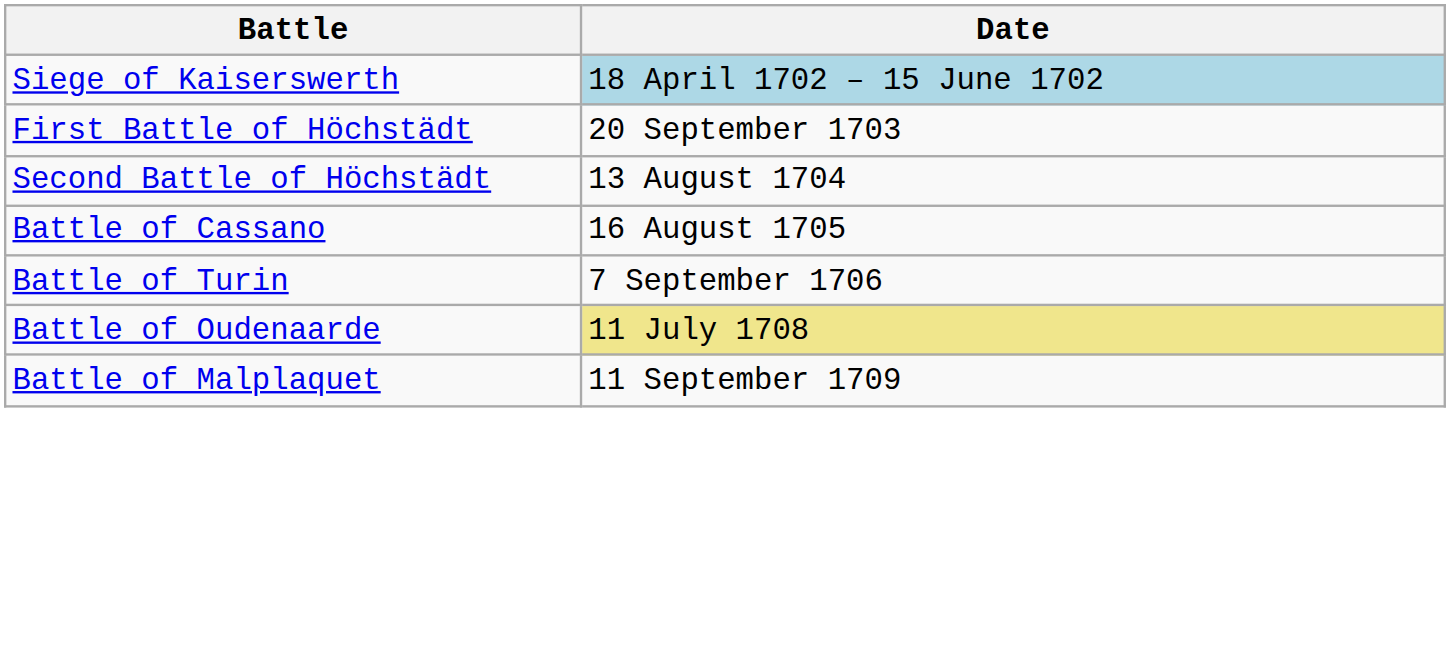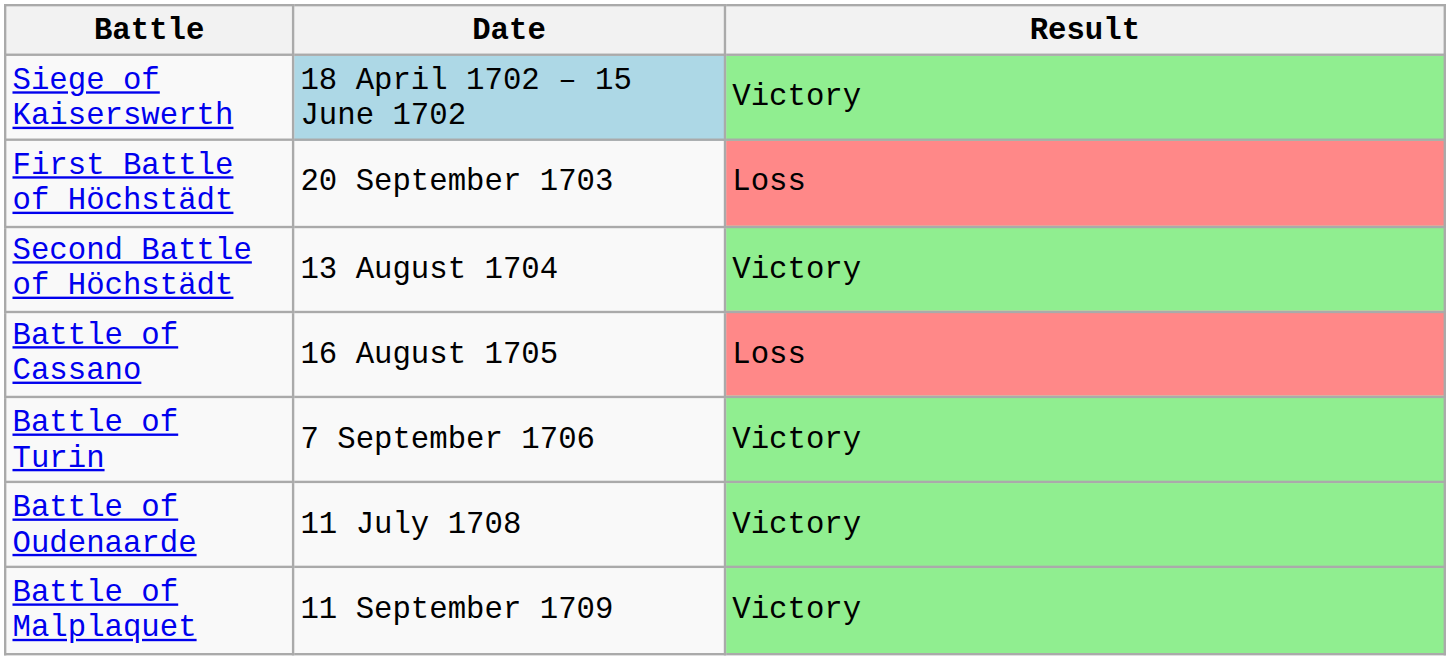+ column: (1085, 30)
(699, 330) khaki background -> (411, 525) no background
